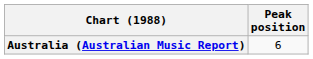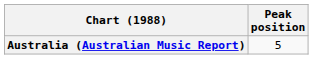(278, 45) 6 -> (278, 45) 5
